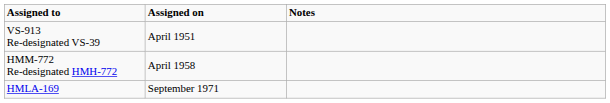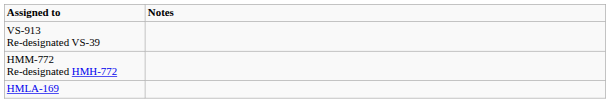- column: (176, 13)
